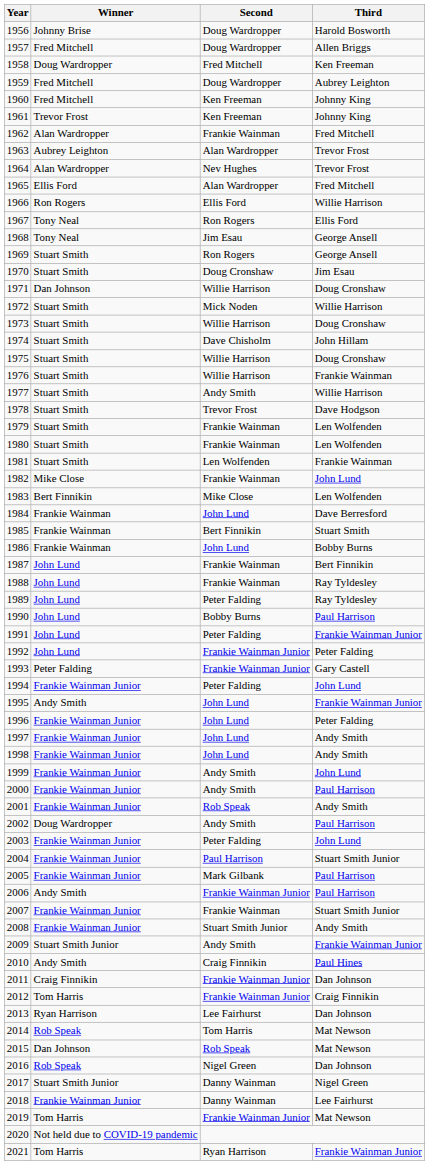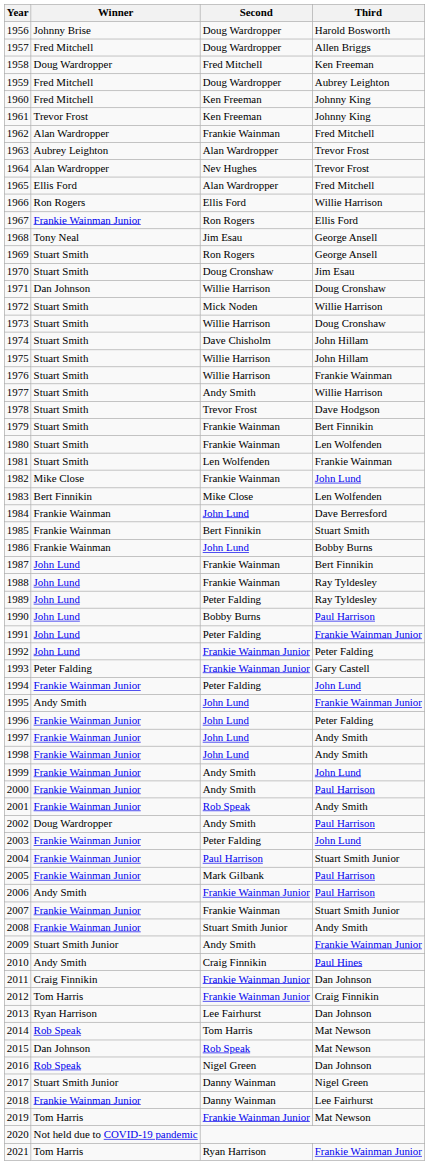(56, 220) Tony Neal -> (87, 220) Frankie Wainman Junior
(350, 358) Doug Cronshaw -> (342, 358) John Hillam
(348, 427) Len Wolfenden -> (344, 427) Bert Finnikin
